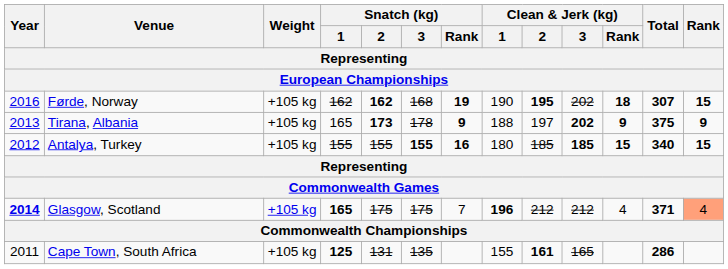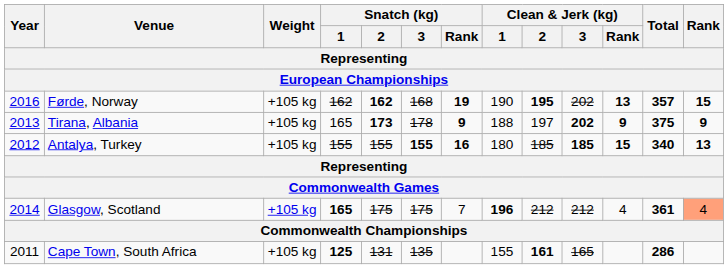(623, 101) 18 -> (623, 101) 13
(663, 101) 307 -> (663, 101) 357
(703, 144) 15 -> (703, 144) 13
(25, 209) bold -> (25, 209) normal
(663, 209) 371 -> (663, 209) 361
